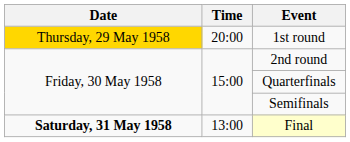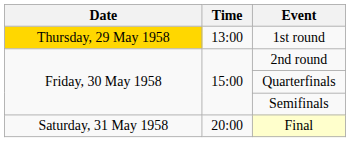(227, 37) 20:00 -> (227, 37) 13:00
(103, 125) bold -> (103, 125) normal
(227, 125) 13:00 -> (227, 125) 20:00
